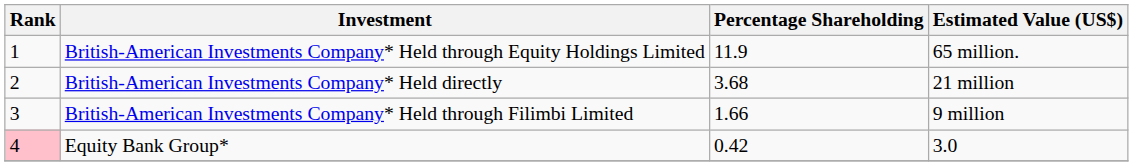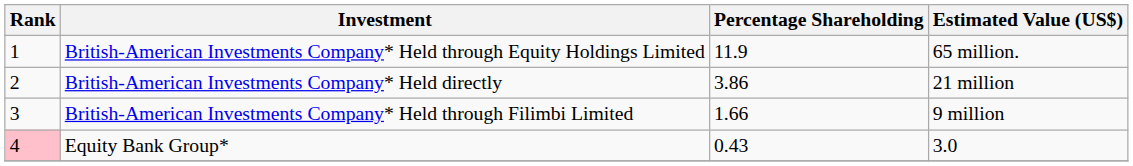(731, 82) 3.68 -> (731, 82) 3.86
(731, 144) 0.42 -> (731, 144) 0.43
